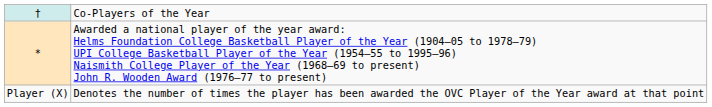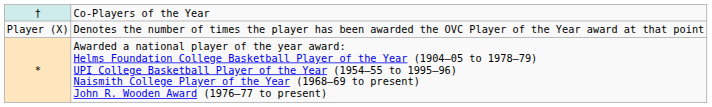rows swapped: (38, 53) <-> (38, 94)
